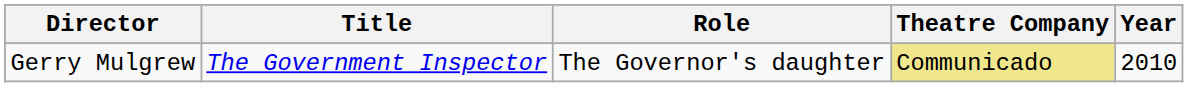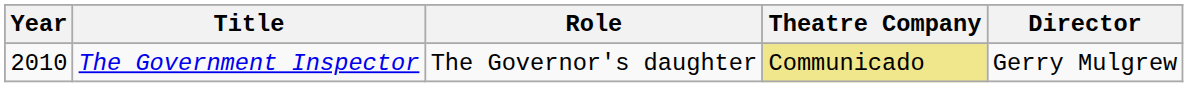columns swapped: (1149, 24) <-> (103, 24)
